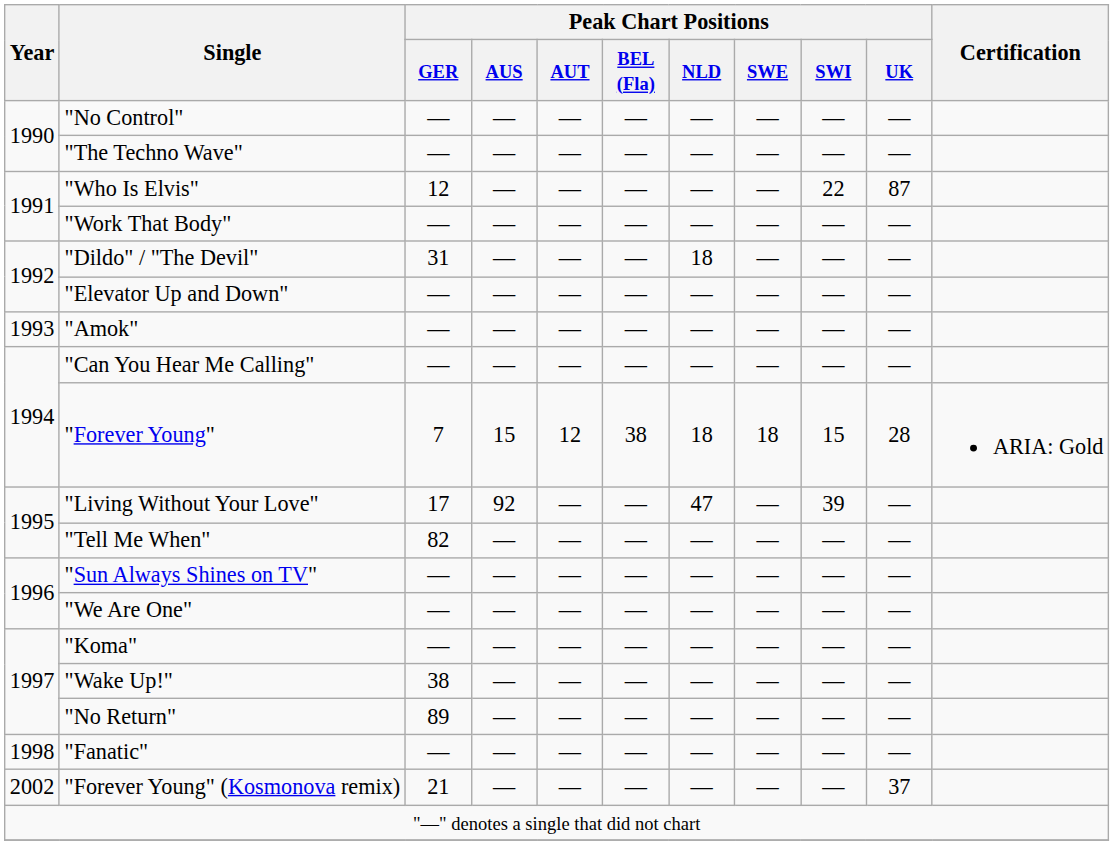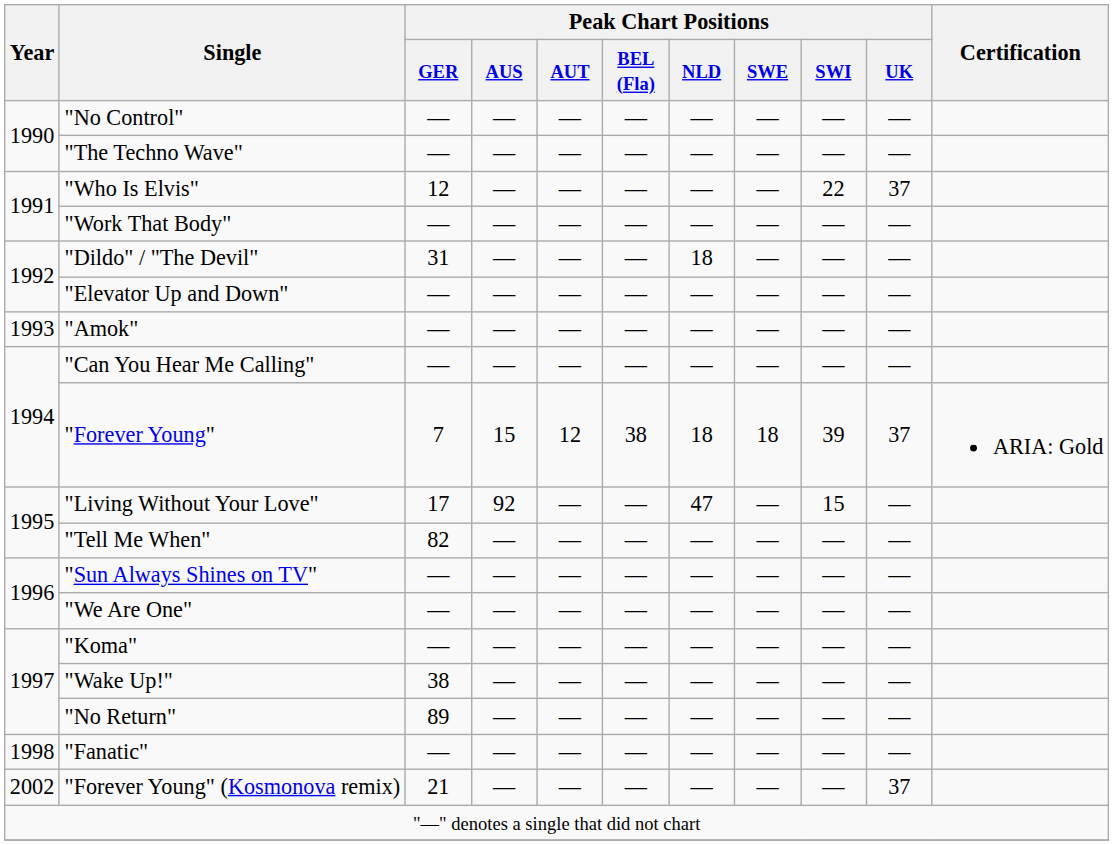(899, 188) 87 -> (899, 188) 37
(833, 434) 15 -> (833, 434) 39
(899, 434) 28 -> (899, 434) 37
(833, 504) 39 -> (833, 504) 15
